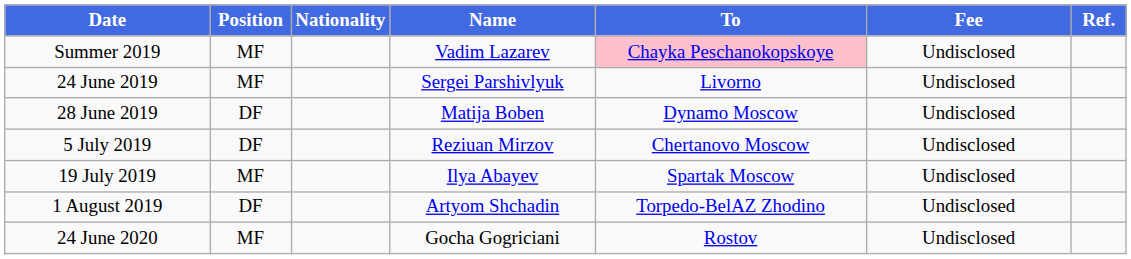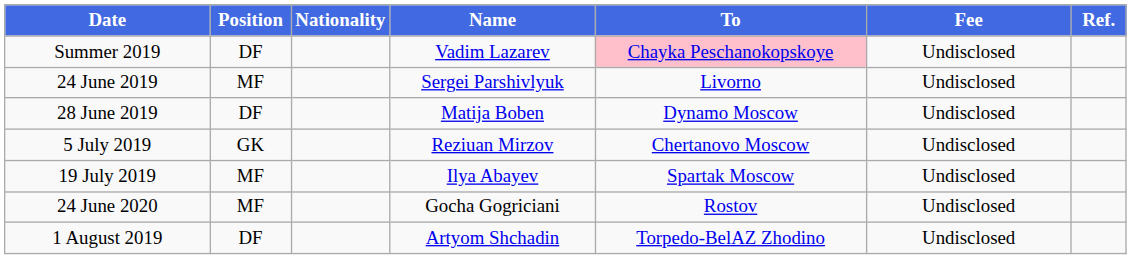(250, 51) MF -> (250, 51) DF
(250, 144) DF -> (250, 144) GK
rows swapped: (107, 207) <-> (107, 238)
